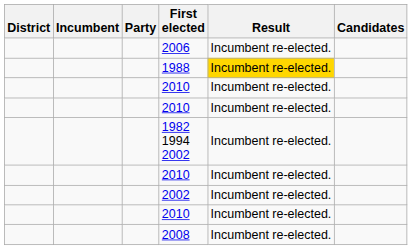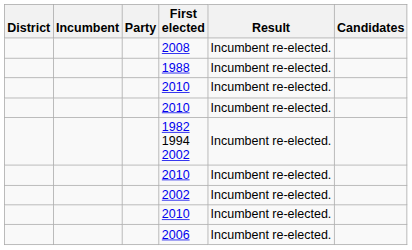rows swapped: (29, 235) <-> (29, 48)
(271, 68) gold background -> (271, 68) no background
